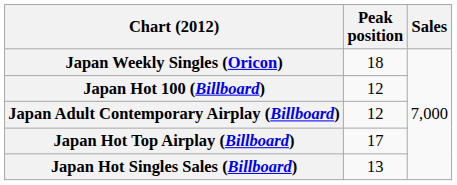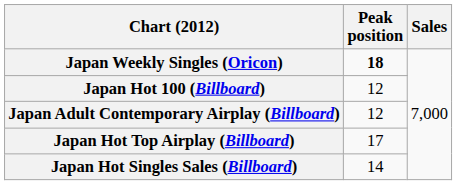(375, 62) normal -> (375, 62) bold
(375, 166) 13 -> (375, 166) 14
